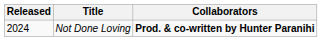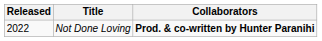(18, 28) 2024 -> (18, 28) 2022
